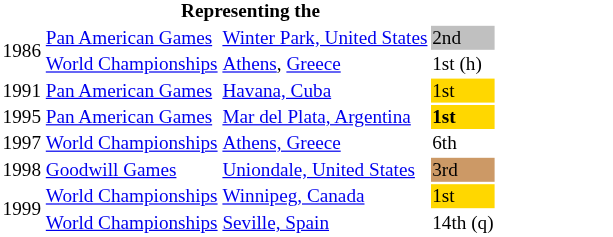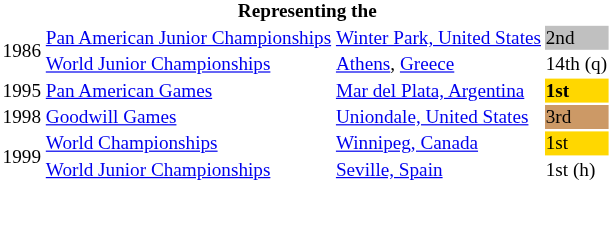(129, 37) Pan American Games -> (188, 37) Pan American Junior Championships
(132, 64) World Championships -> (158, 64) World Junior Championships
(457, 64) 1st (h) -> (576, 64) 14th (q)
- row: (22, 90)
- row: (22, 143)
(132, 222) World Championships -> (158, 169) World Junior Championships
(463, 222) 14th (q) -> (571, 169) 1st (h)
